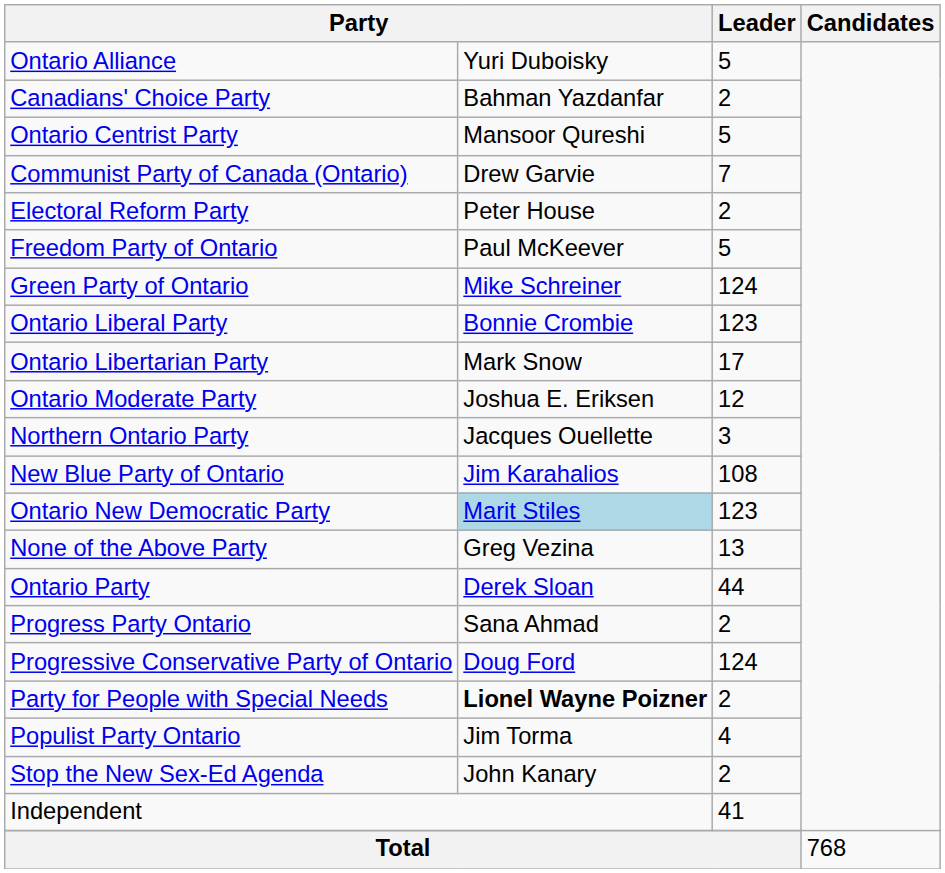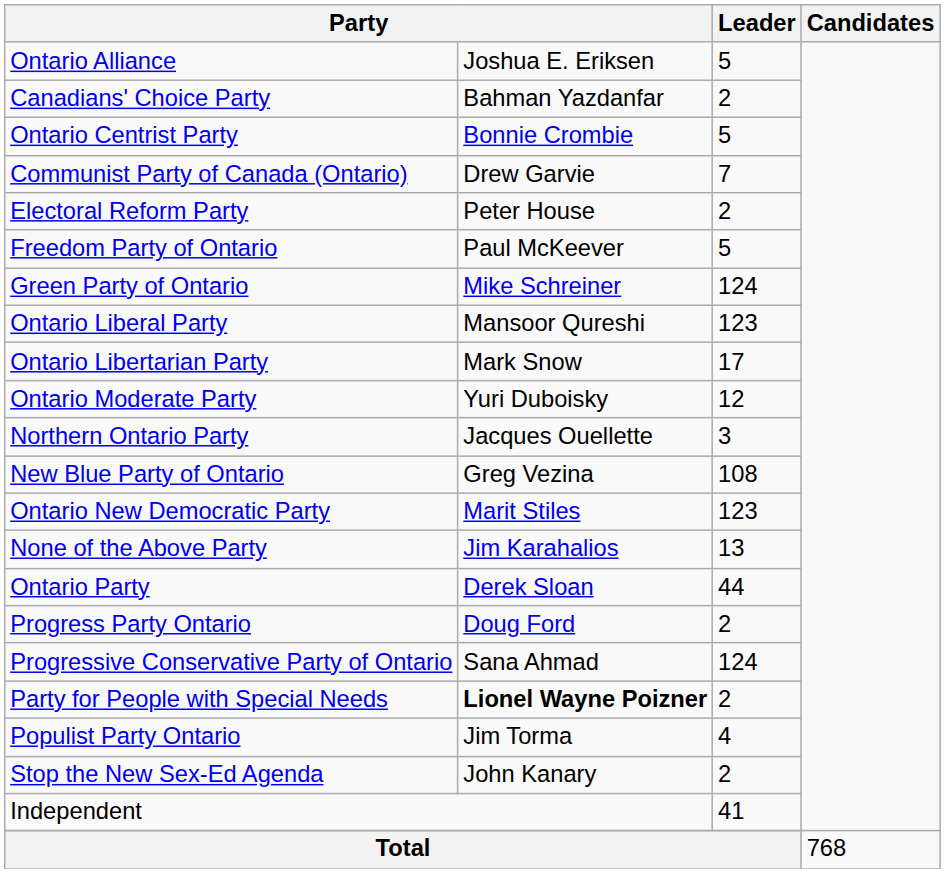(536, 60) Yuri Duboisky -> (559, 60) Joshua E. Eriksen
(554, 135) Mansoor Qureshi -> (548, 135) Bonnie Crombie
(548, 323) Bonnie Crombie -> (554, 323) Mansoor Qureshi
(559, 398) Joshua E. Eriksen -> (536, 398) Yuri Duboisky
(541, 473) Jim Karahalios -> (528, 473) Greg Vezina
(522, 511) lightblue background -> (522, 511) no background
(528, 549) Greg Vezina -> (541, 549) Jim Karahalios
(531, 624) Sana Ahmad -> (519, 624) Doug Ford
(519, 661) Doug Ford -> (531, 661) Sana Ahmad
